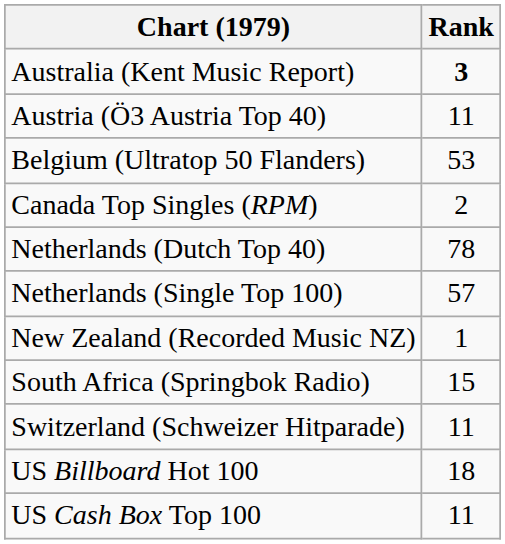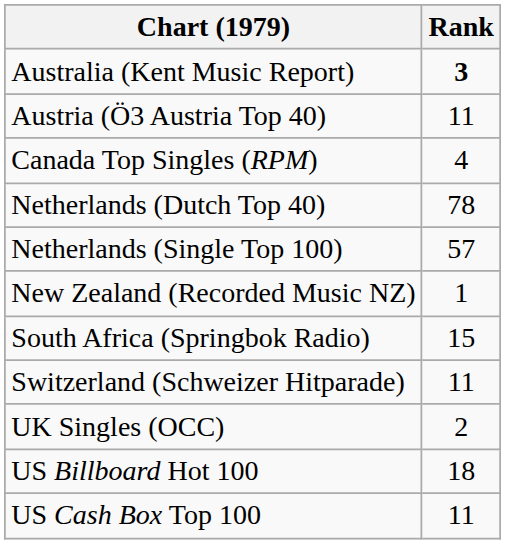- row: (188, 159)
(461, 204) 2 -> (461, 159) 4
+ row: (118, 426)
